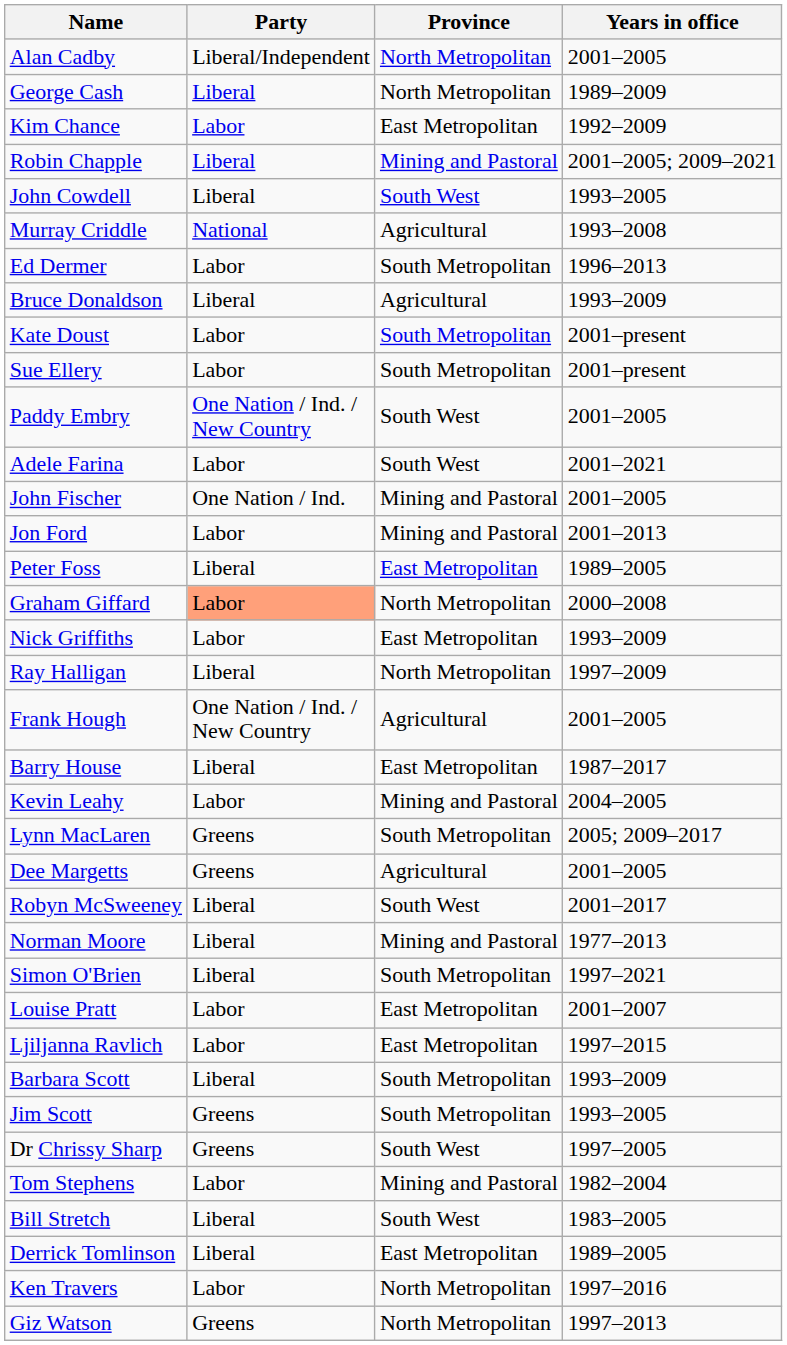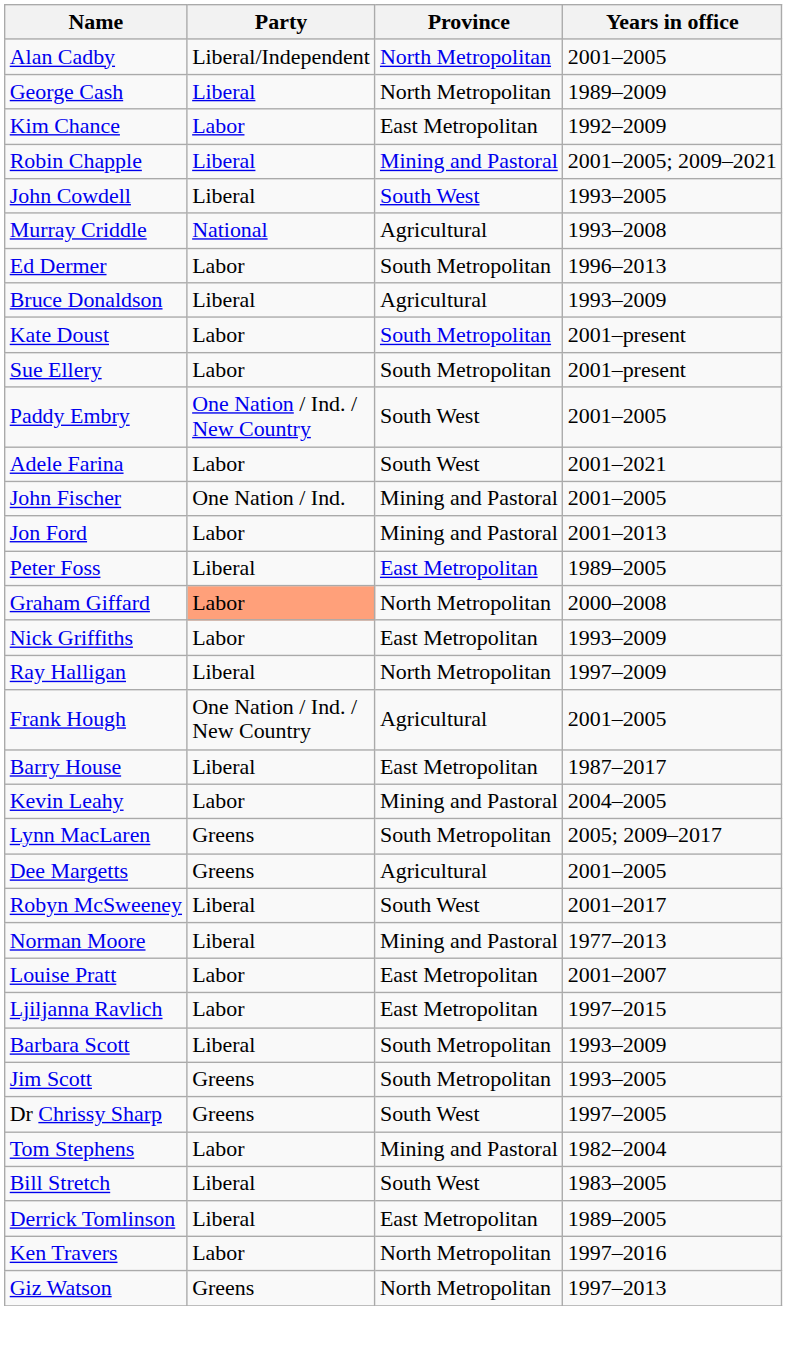- row: (75, 975)
